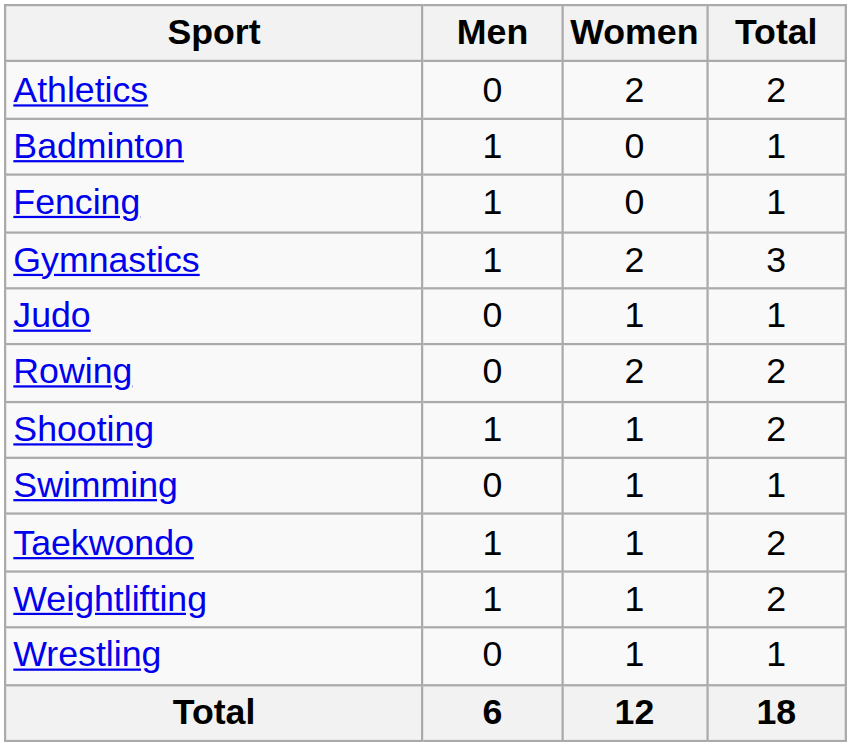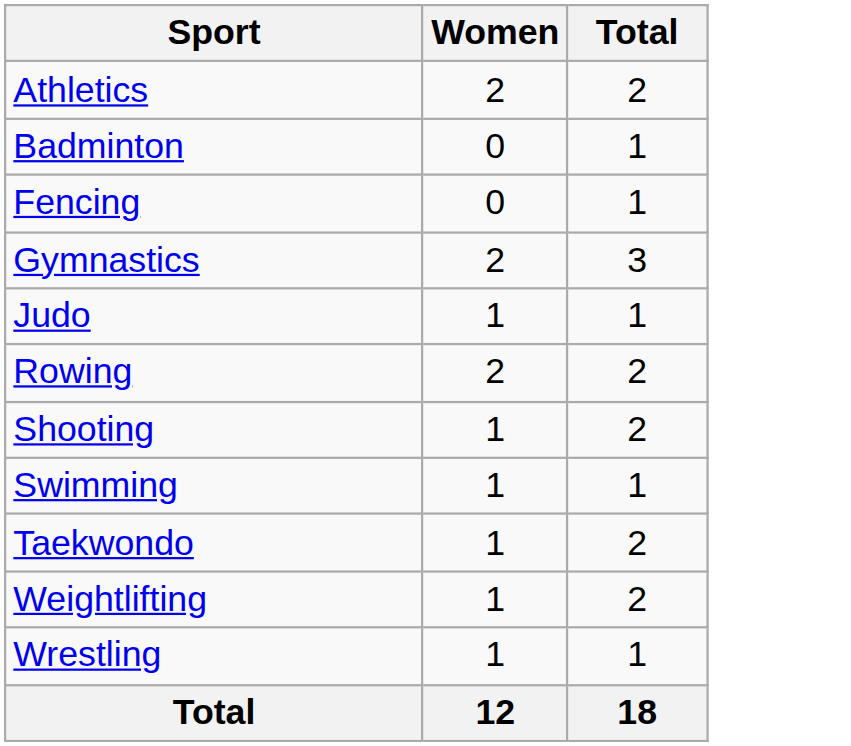- column: (493, 32)
